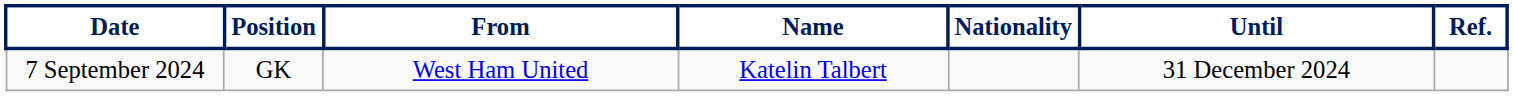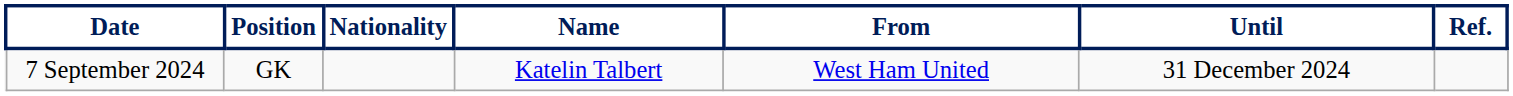columns swapped: (1013, 26) <-> (501, 26)
